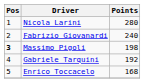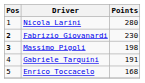(8, 35) normal -> (8, 35) bold
(131, 35) 240 -> (131, 35) 230
(131, 60) 192 -> (131, 60) 191
